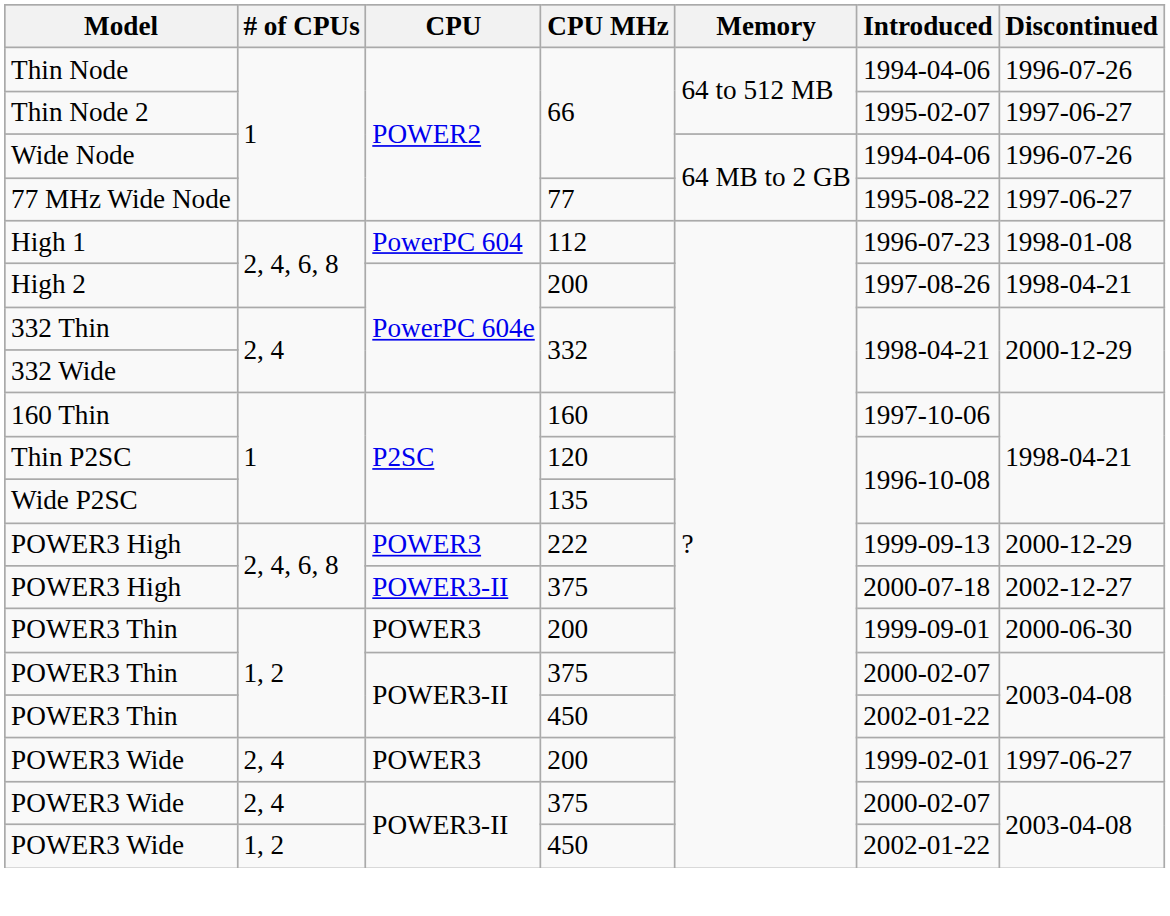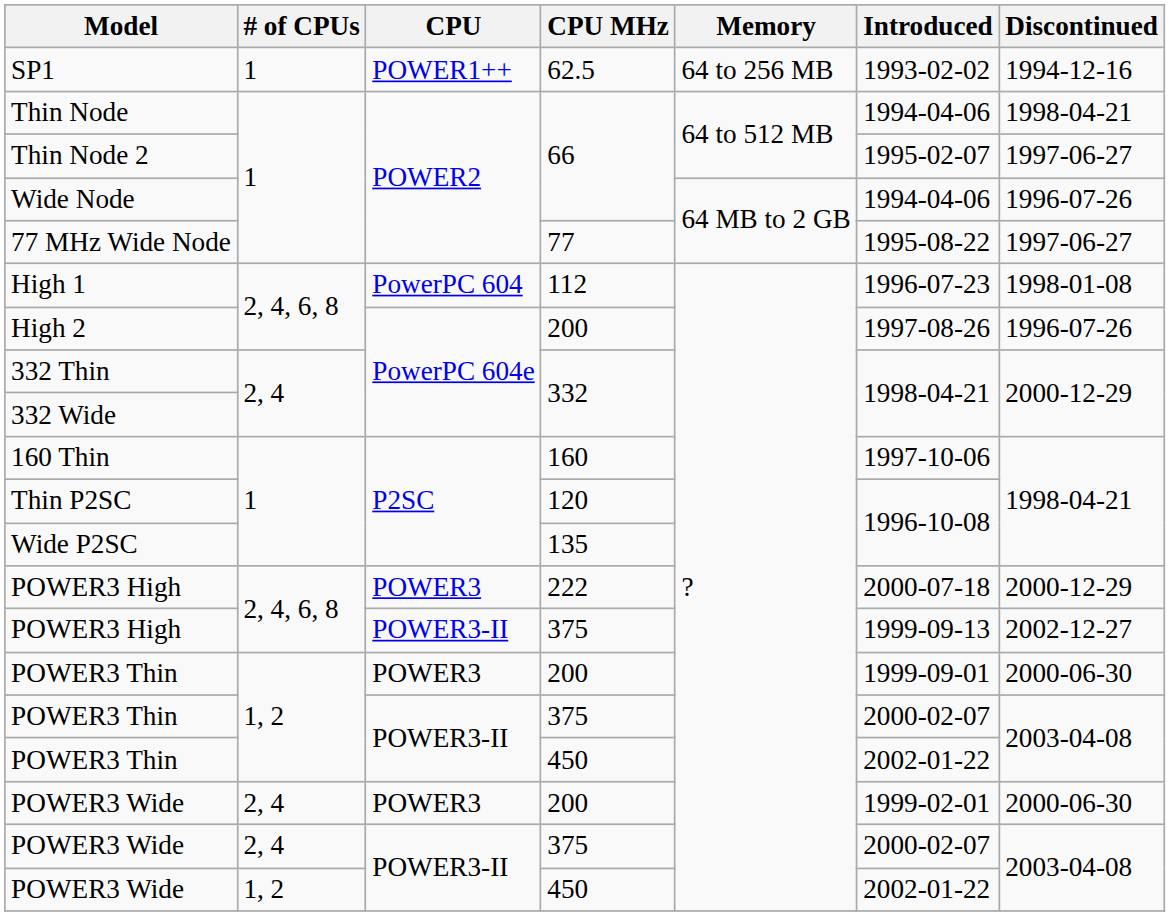+ row: (33, 69)
(1069, 69) 1996-07-26 -> (1069, 112) 1998-04-21
(1069, 284) 1998-04-21 -> (1069, 328) 1996-07-26
(927, 543) 1999-09-13 -> (927, 586) 2000-07-18
(927, 586) 2000-07-18 -> (927, 629) 1999-09-13
(1069, 759) 1997-06-27 -> (1069, 802) 2000-06-30
